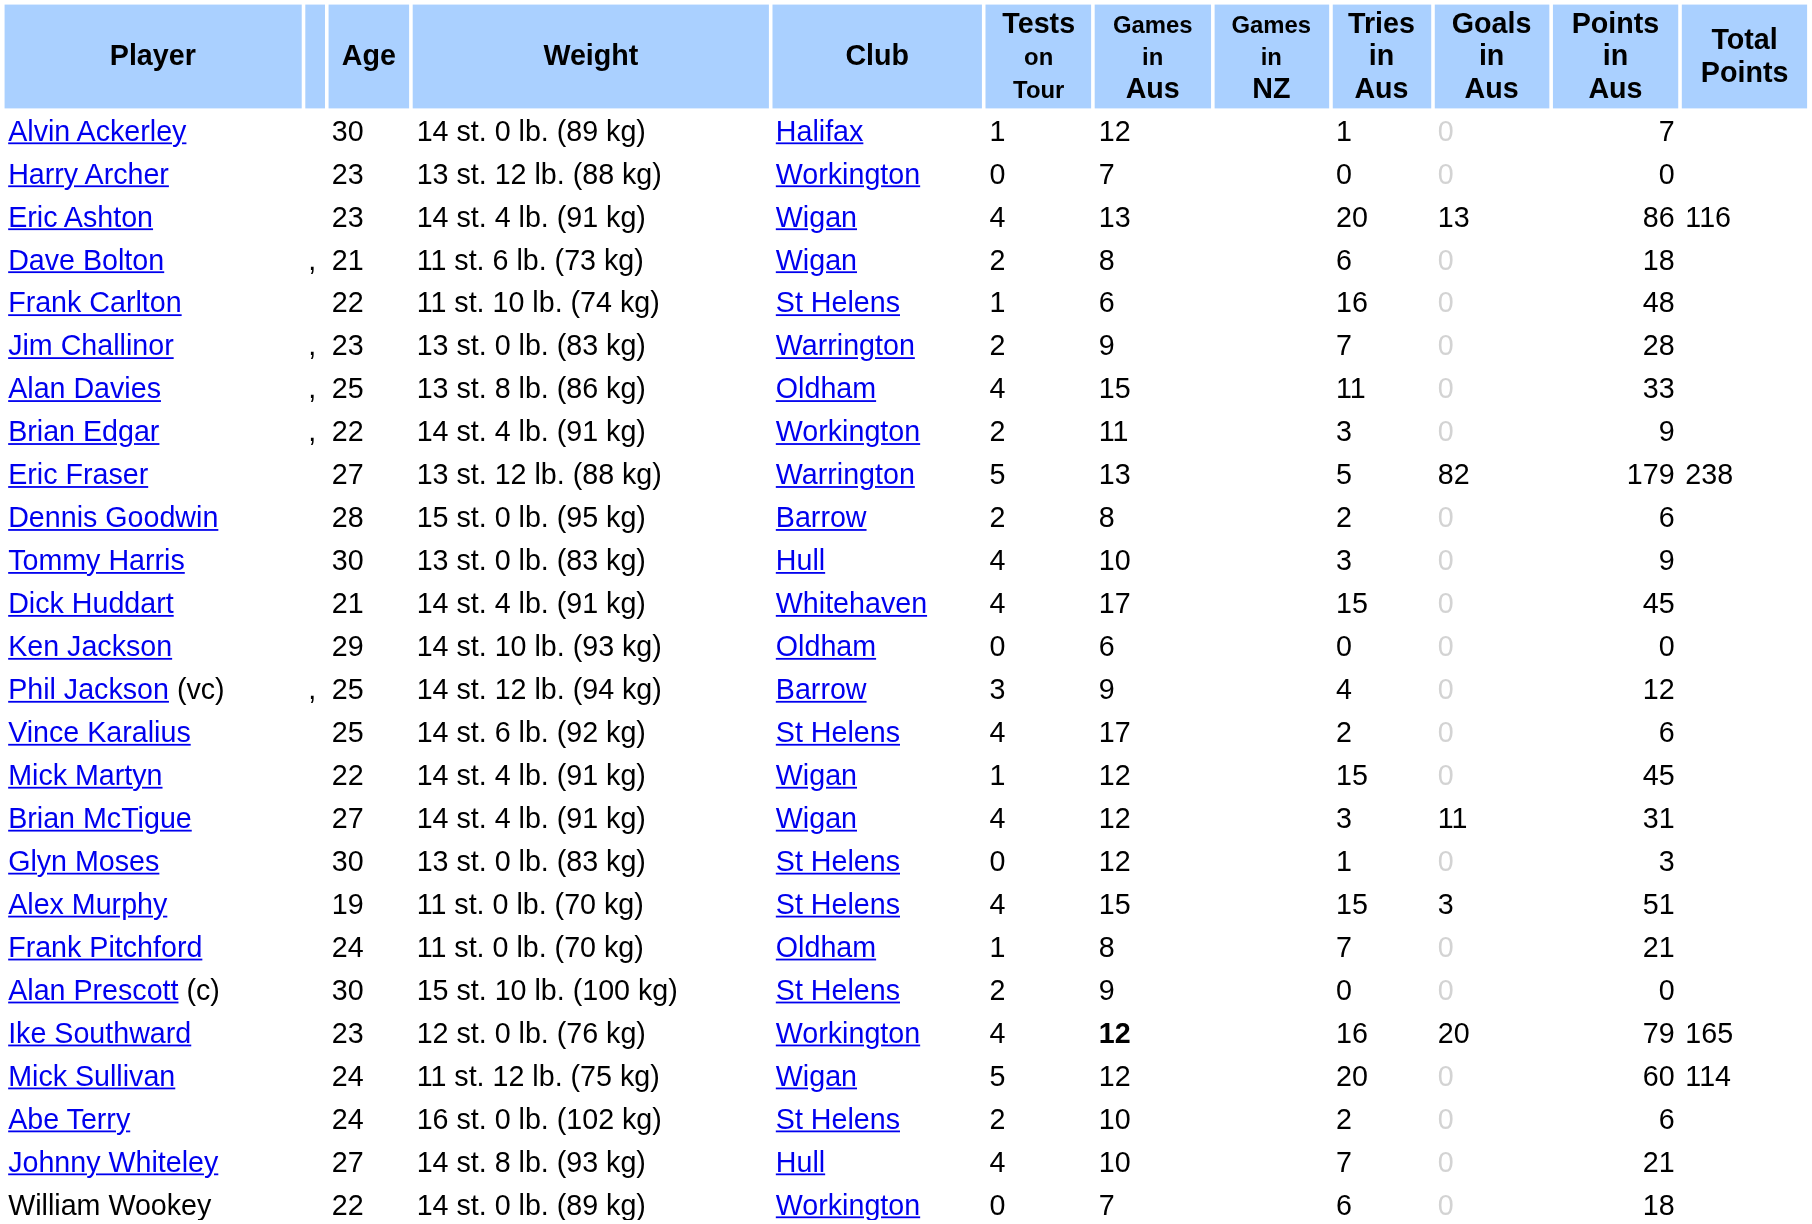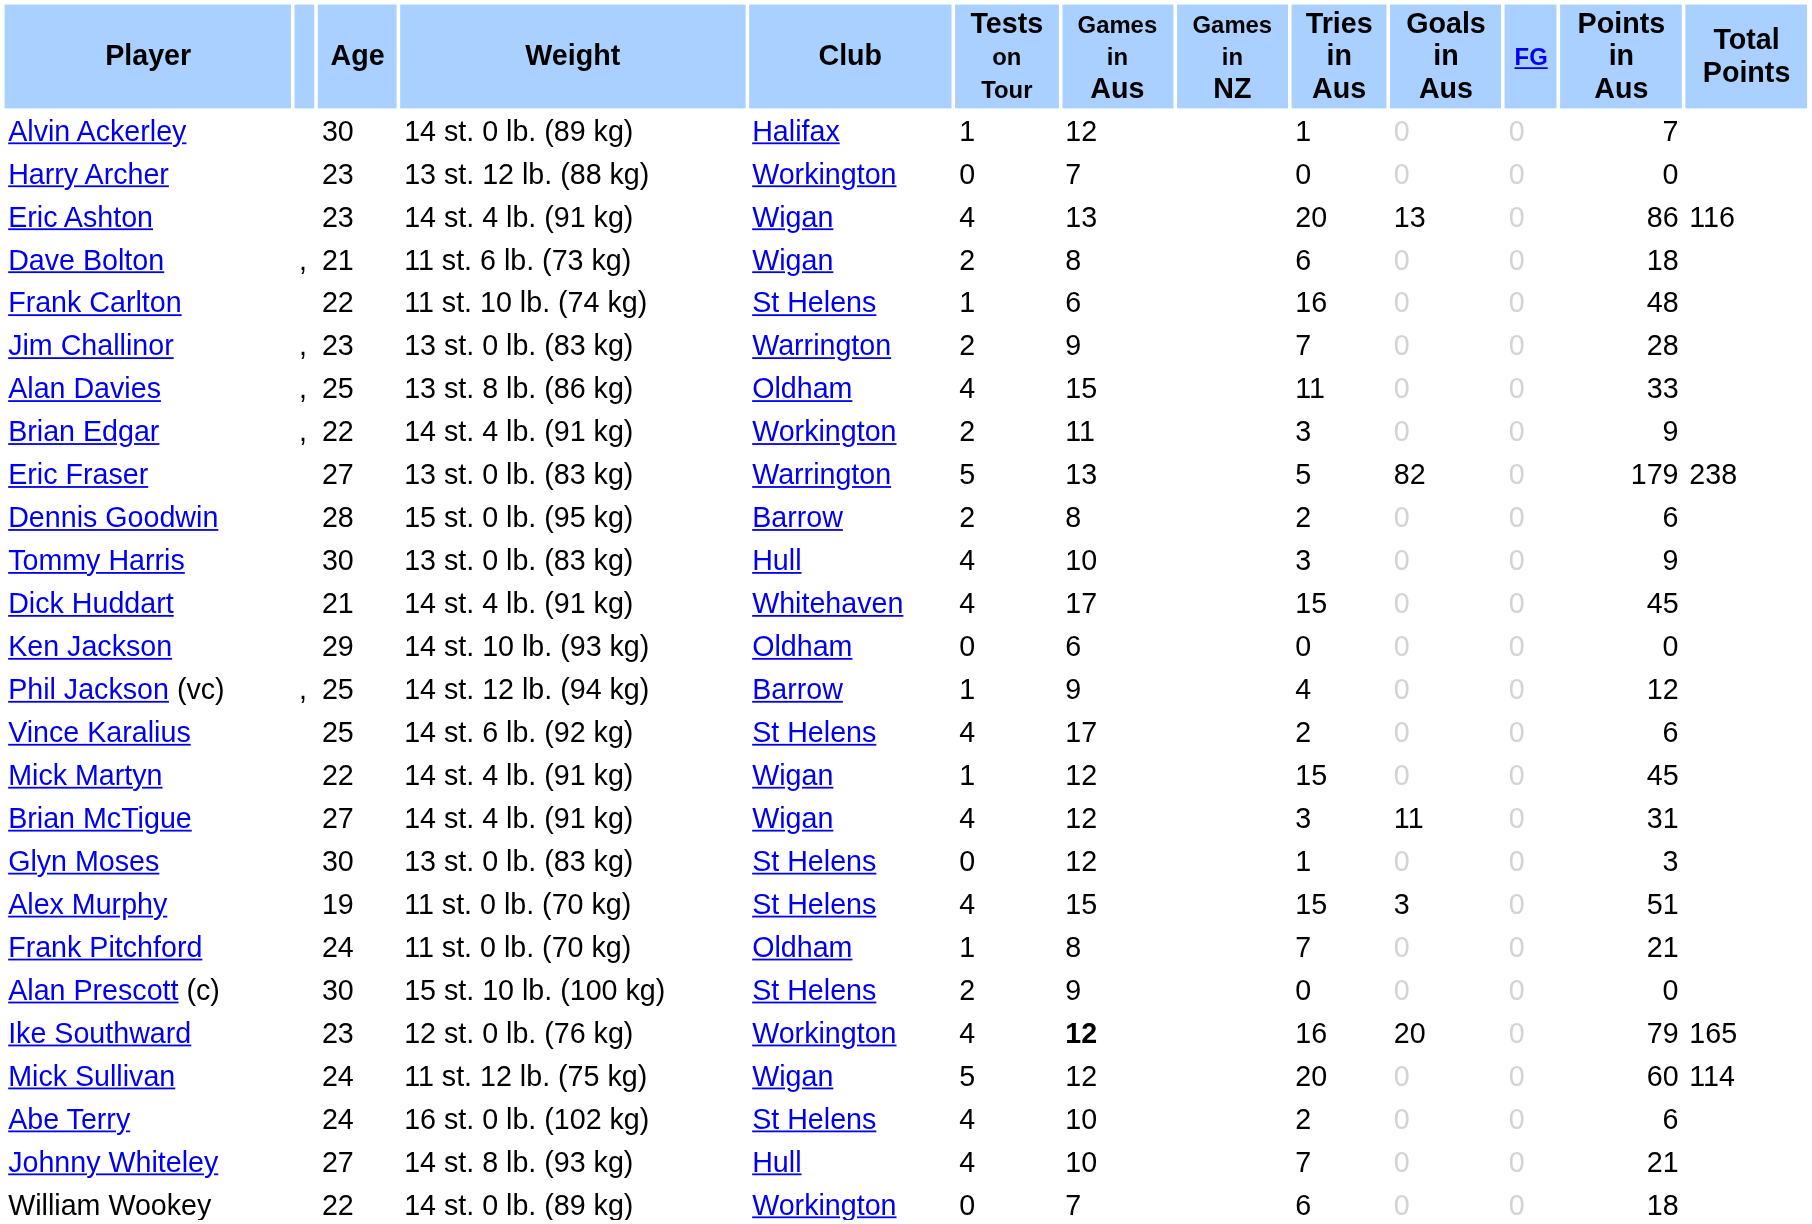+ column: (1531, 57)
(539, 474) 13 st. 12 lb. (88 kg) -> (519, 474) 13 st. 0 lb. (83 kg)
(997, 689) 3 -> (967, 689) 1
(997, 1119) 2 -> (967, 1119) 4
